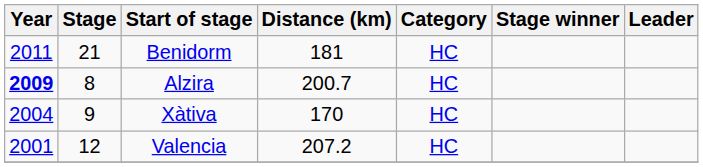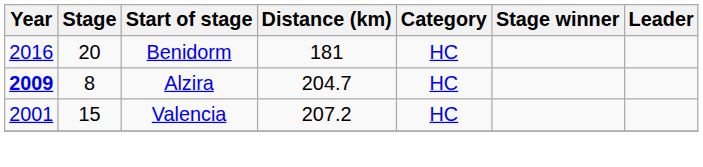(31, 51) 2011 -> (31, 51) 2016
(89, 51) 21 -> (89, 51) 20
(327, 83) 200.7 -> (327, 83) 204.7
- row: (189, 114)
(89, 146) 12 -> (89, 114) 15
